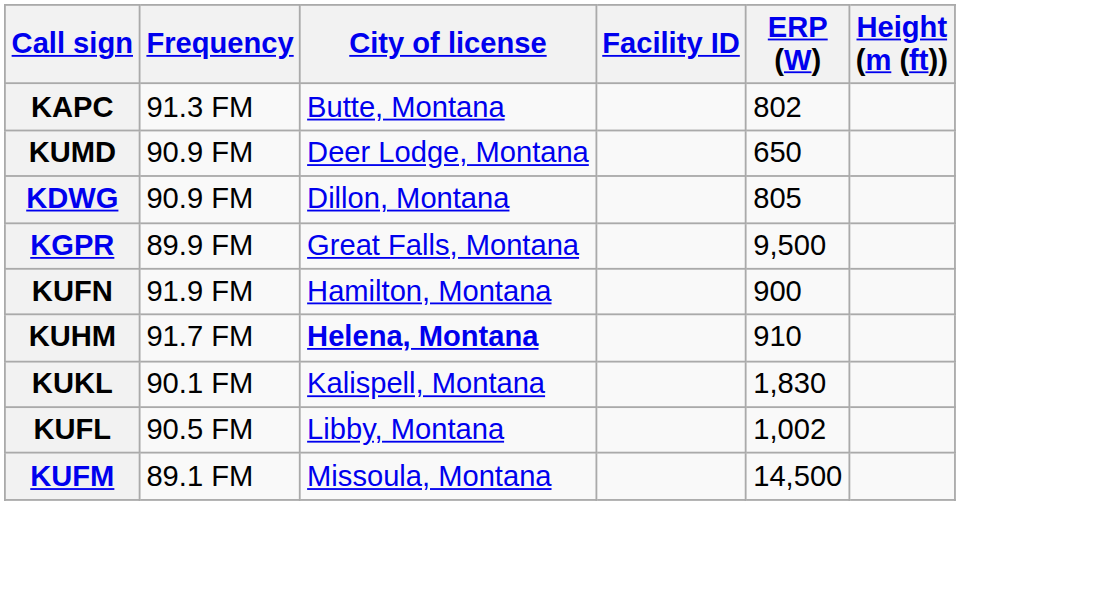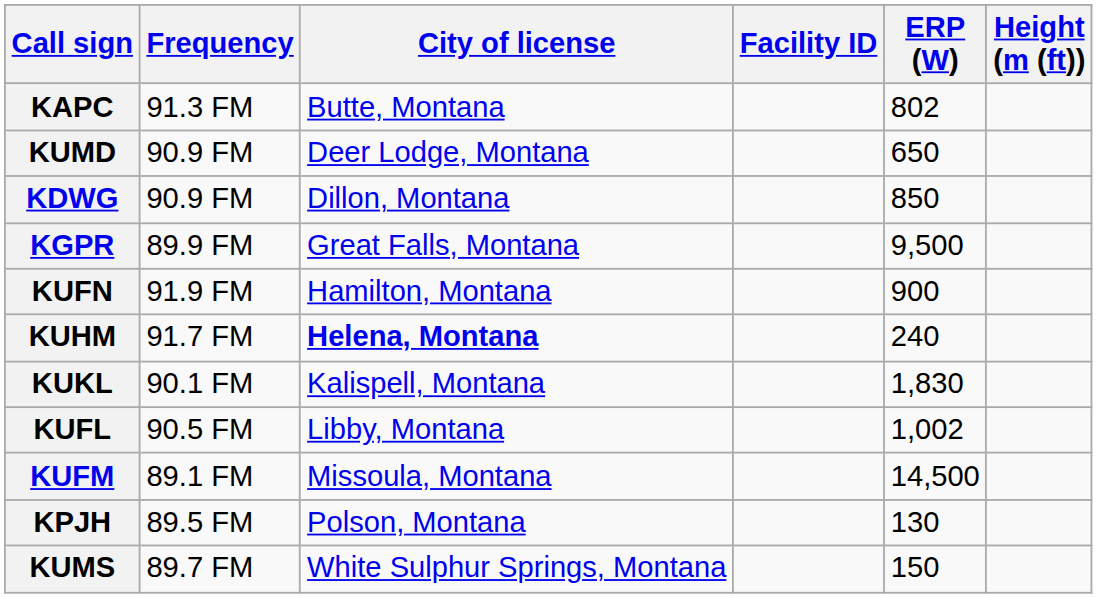(778, 198) 805 -> (915, 198) 850
(778, 337) 910 -> (915, 337) 240
+ row: (72, 522)
+ row: (72, 568)
